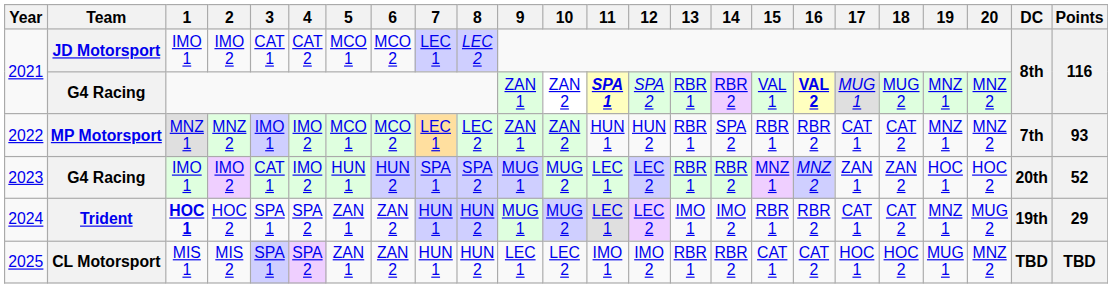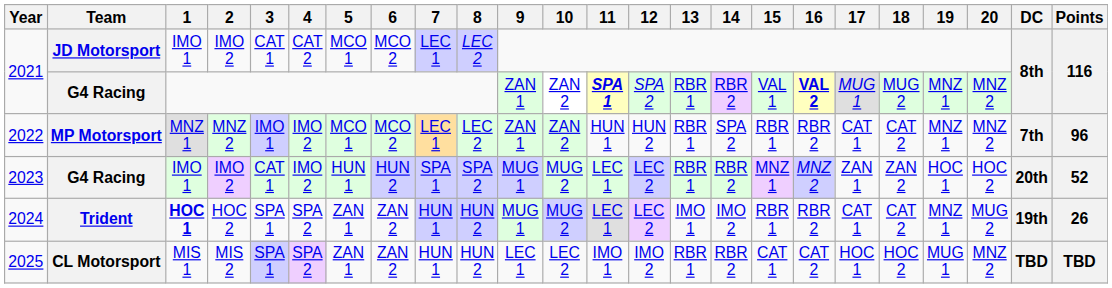(1079, 135) 93 -> (1079, 135) 96
(1079, 219) 29 -> (1079, 219) 26
